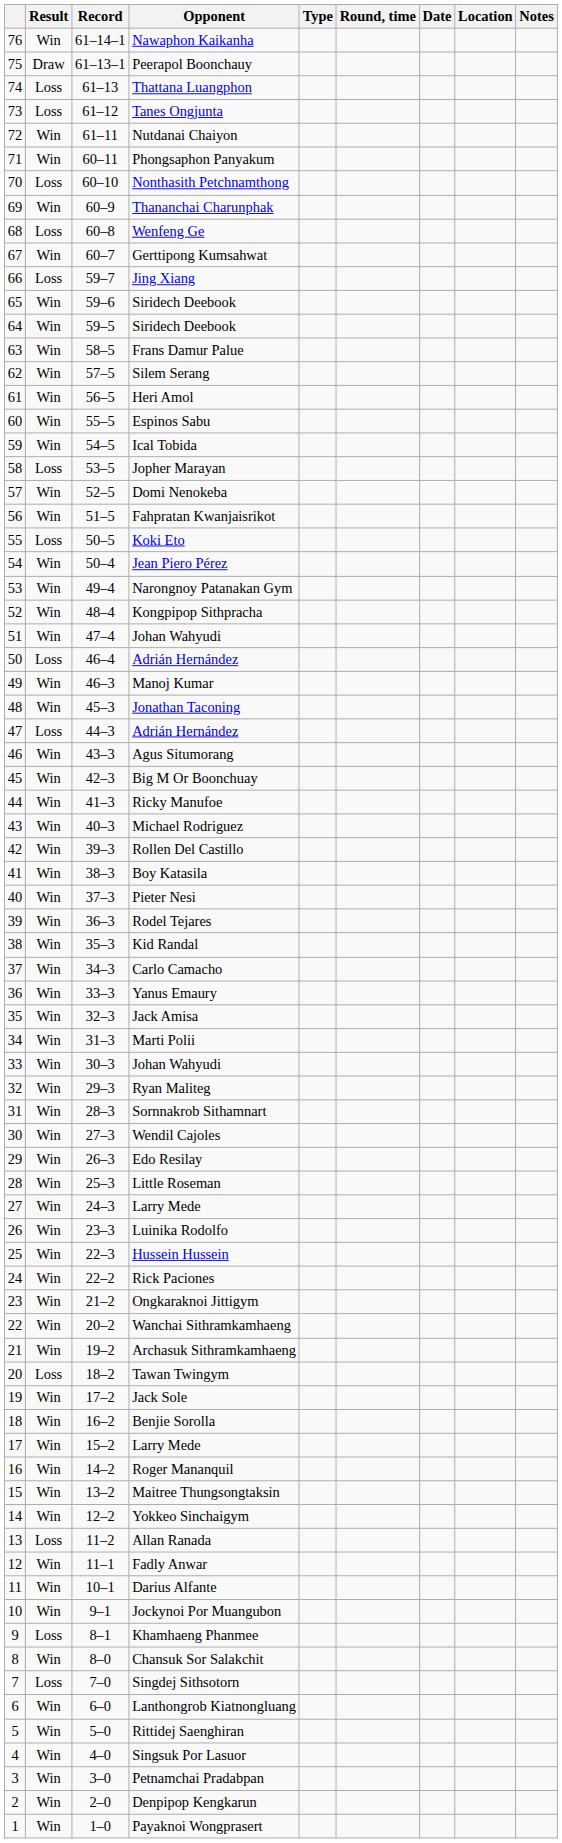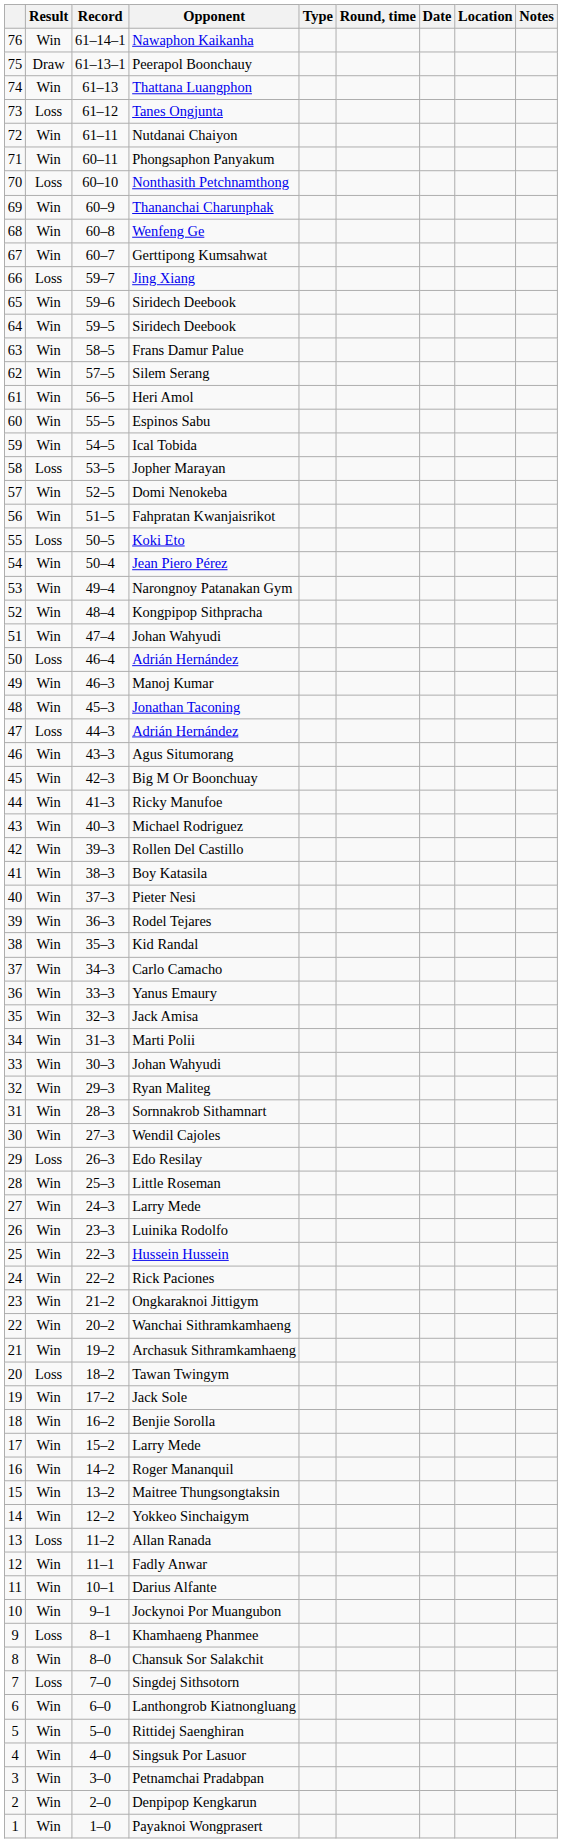(49, 88) Loss -> (49, 88) Win
(49, 230) Loss -> (49, 230) Win
(49, 1159) Win -> (49, 1159) Loss
